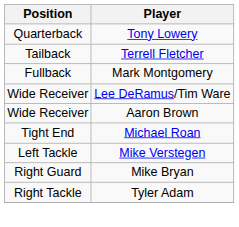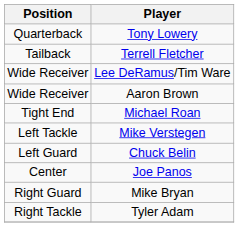- row: (162, 73)
+ row: (162, 152)
+ row: (162, 172)
